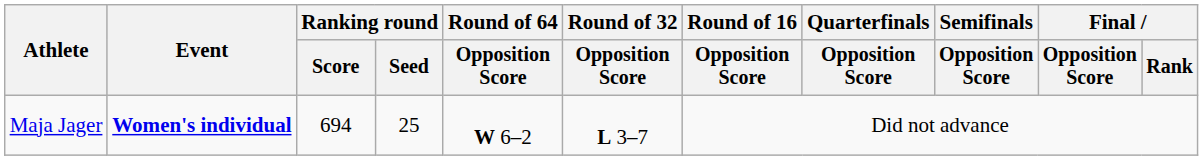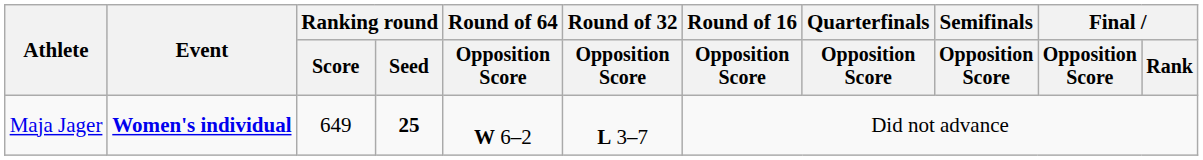(336, 125) 694 -> (336, 125) 649
(409, 125) normal -> (409, 125) bold
